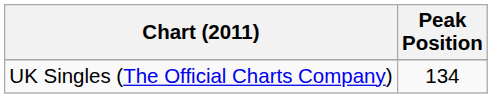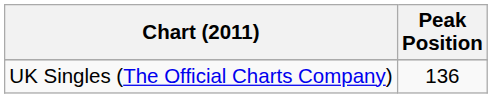(442, 76) 134 -> (442, 76) 136
